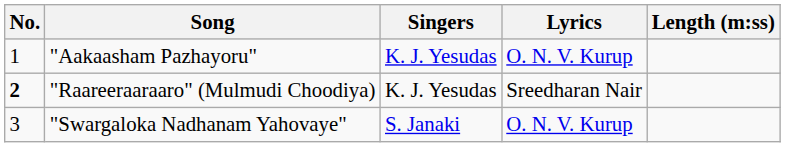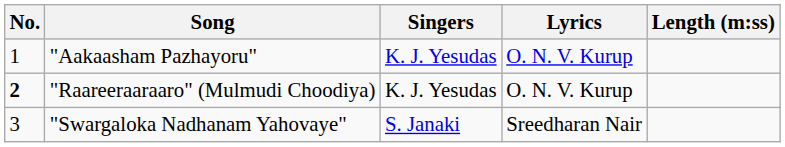(574, 90) Sreedharan Nair -> (569, 90) O. N. V. Kurup
(569, 124) O. N. V. Kurup -> (574, 124) Sreedharan Nair
